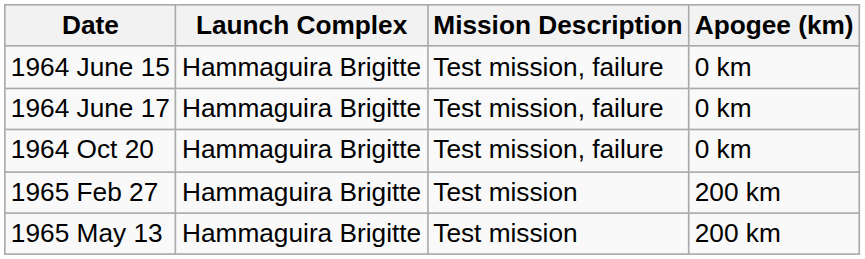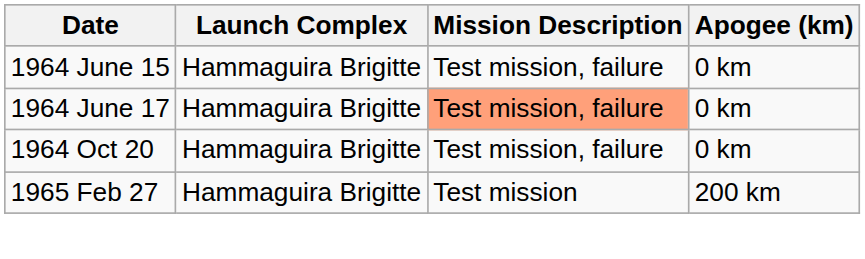(548, 108) no background -> (548, 108) lightsalmon background
- row: (87, 233)
